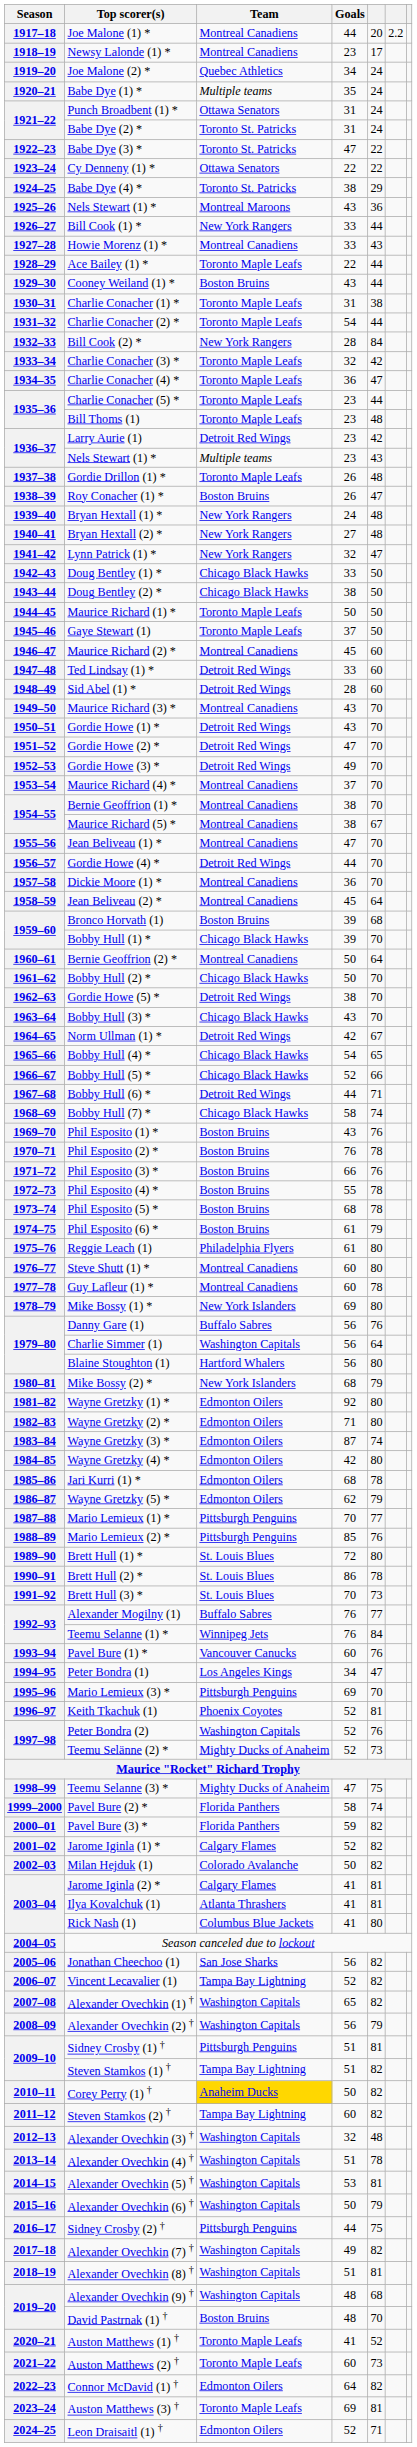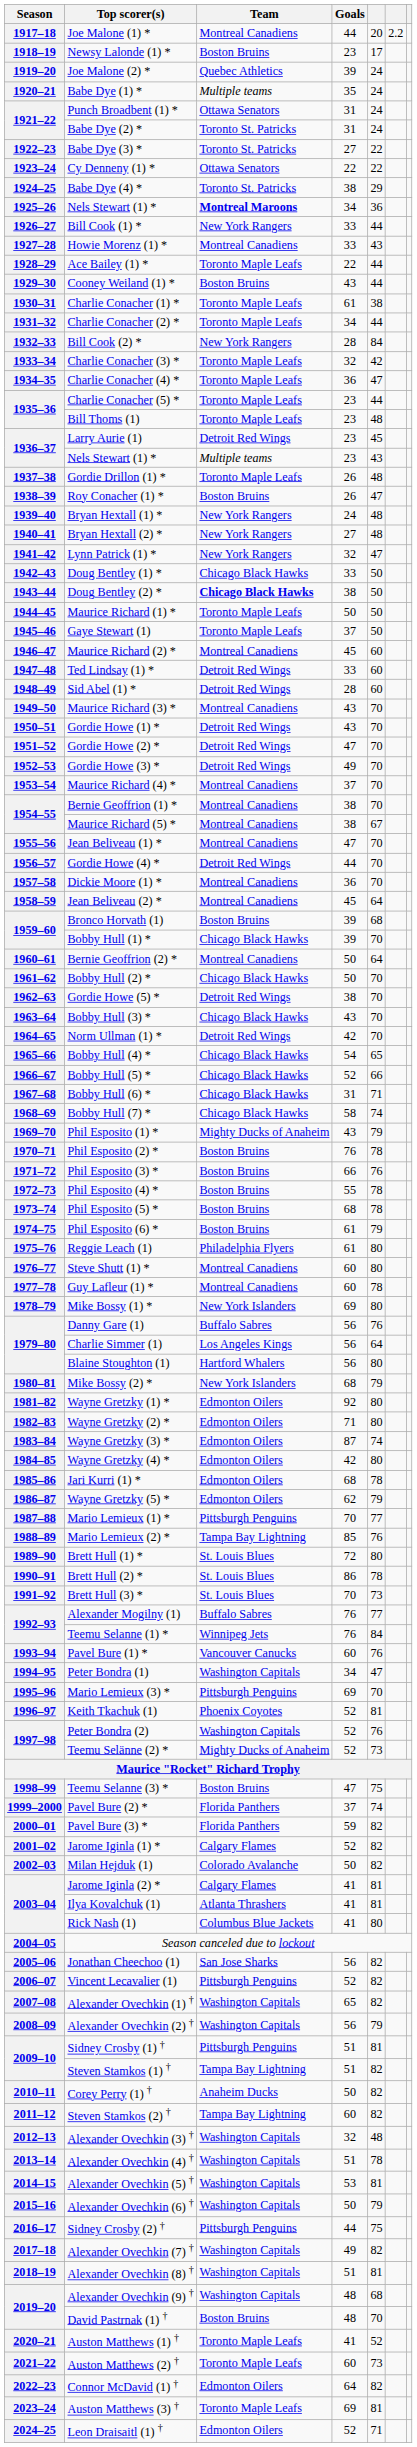(249, 52) Montreal Canadiens -> (234, 52) Boston Bruins
(350, 71) 34 -> (350, 71) 39
(350, 149) 47 -> (350, 149) 27
(245, 206) normal -> (248, 206) bold
(350, 206) 43 -> (350, 206) 34
(350, 303) 31 -> (350, 303) 61
(350, 322) 54 -> (350, 322) 34
(376, 438) 42 -> (376, 438) 45
(254, 592) normal -> (256, 592) bold
(376, 1036) 67 -> (376, 1036) 70
(245, 1094) Detroit Red Wings -> (254, 1094) Chicago Black Hawks
(350, 1094) 44 -> (350, 1094) 31
(234, 1132) Boston Bruins -> (264, 1132) Mighty Ducks of Anaheim
(376, 1132) 76 -> (376, 1132) 79
(250, 1344) Washington Capitals -> (246, 1344) Los Angeles Kings
(248, 1537) Pittsburgh Penguins -> (253, 1537) Tampa Bay Lightning
(246, 1672) Los Angeles Kings -> (250, 1672) Washington Capitals
(264, 1788) Mighty Ducks of Anaheim -> (234, 1788) Boston Bruins
(350, 1807) 58 -> (350, 1807) 37
(253, 1981) Tampa Bay Lightning -> (248, 1981) Pittsburgh Penguins
(239, 2092) gold background -> (239, 2092) no background
